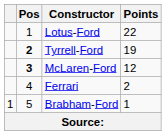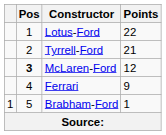(29, 50) bold -> (29, 50) normal
(130, 50) 19 -> (130, 50) 21
(127, 86) 2 -> (127, 86) 9
